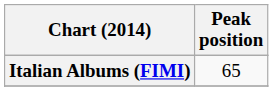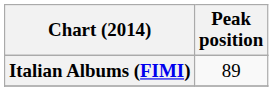(231, 70) 65 -> (231, 70) 89
